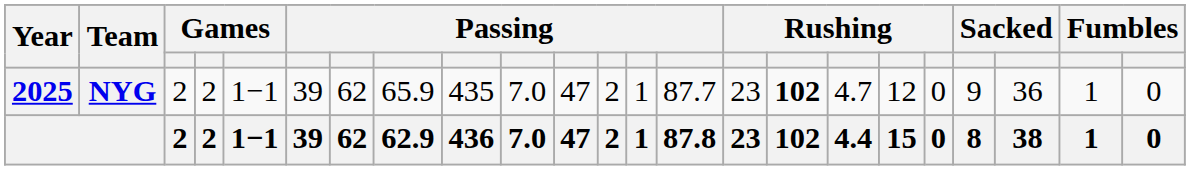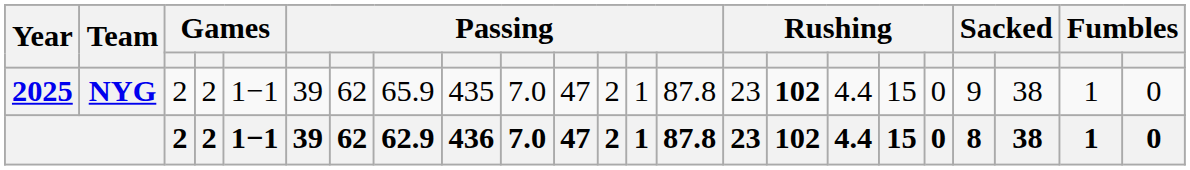(690, 90) 87.7 -> (690, 90) 87.8
(853, 90) 4.7 -> (853, 90) 4.4
(901, 90) 12 -> (901, 90) 15
(1028, 90) 36 -> (1028, 90) 38
